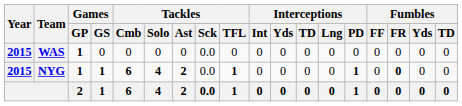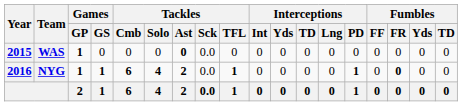(184, 52) normal -> (184, 52) bold
(19, 71) 2015 -> (19, 71) 2016
